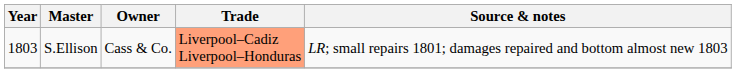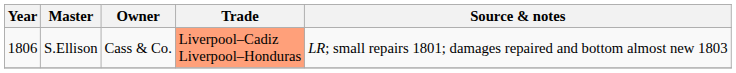(23, 47) 1803 -> (23, 47) 1806
